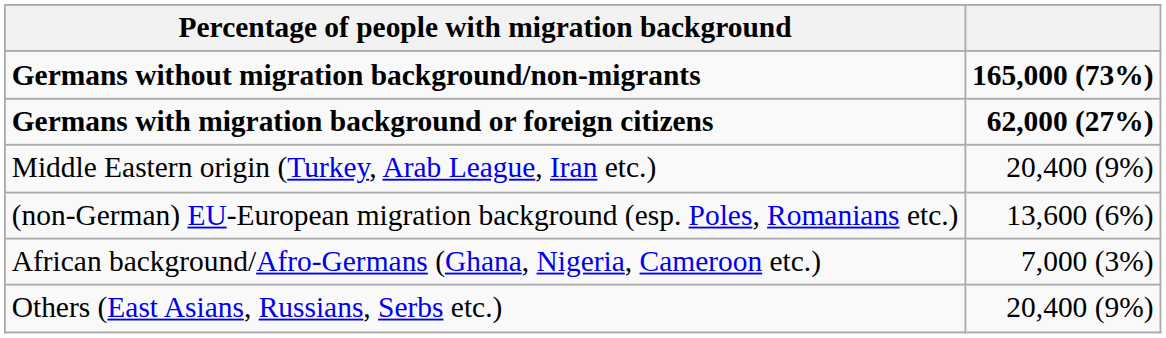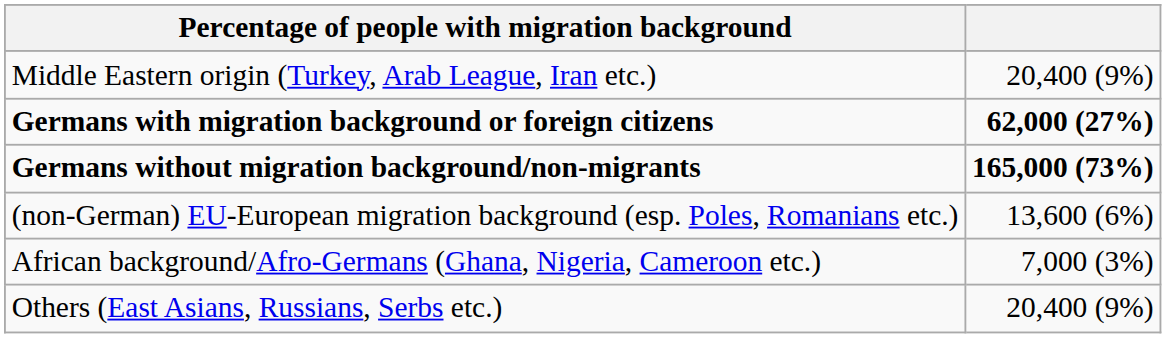rows swapped: (356, 74) <-> (334, 167)
